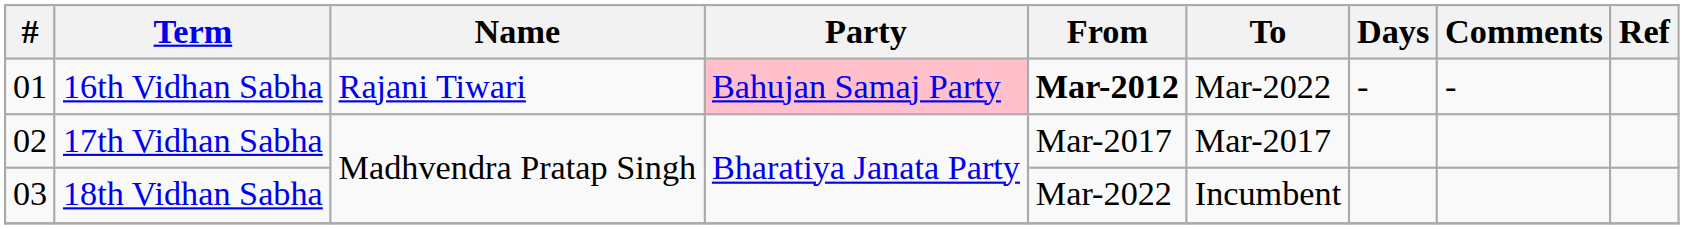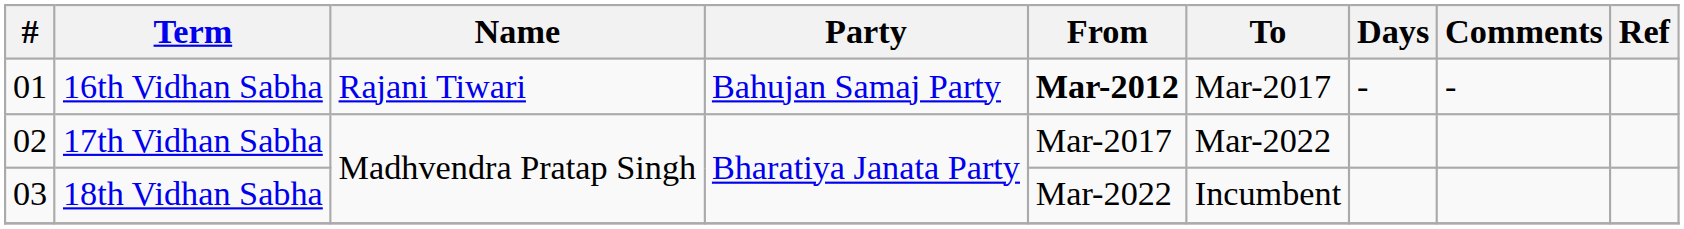(856, 85) pink background -> (856, 85) no background
(1263, 85) Mar-2022 -> (1263, 85) Mar-2017
(1263, 140) Mar-2017 -> (1263, 140) Mar-2022
